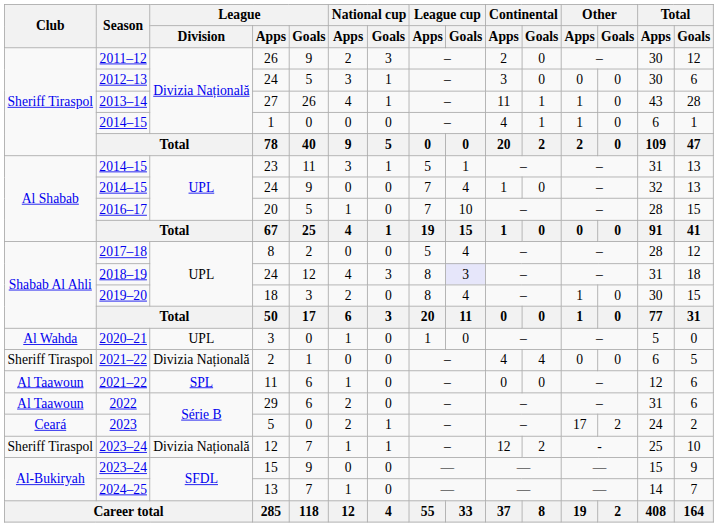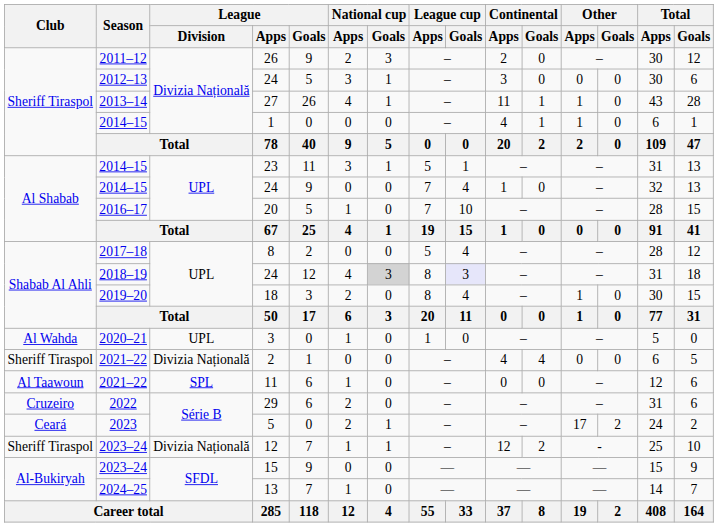(388, 274) no background -> (388, 274) lightgrey background
(50, 403) Al Taawoun -> (50, 403) Cruzeiro
